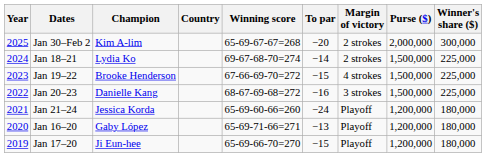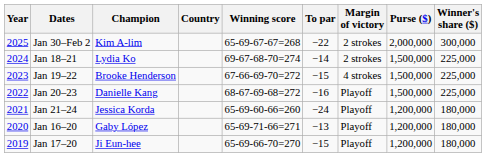(320, 42) −20 -> (320, 42) −22
(362, 93) 3 strokes -> (356, 93) Playoff
